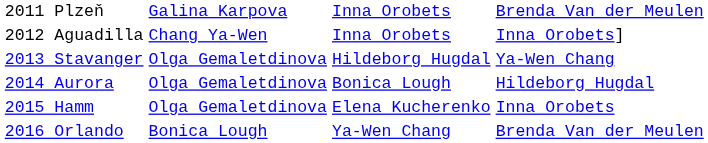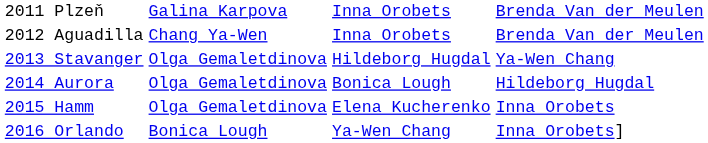(560, 35) Inna Orobets] -> (600, 35) Brenda Van der Meulen
(600, 132) Brenda Van der Meulen -> (560, 132) Inna Orobets]
